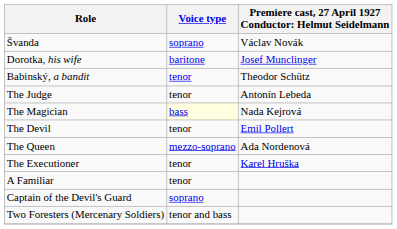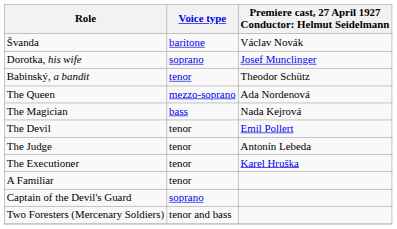(186, 42) soprano -> (187, 42) baritone
(187, 59) baritone -> (186, 59) soprano
rows swapped: (31, 146) <-> (29, 94)
(178, 111) lightyellow background -> (178, 111) no background
